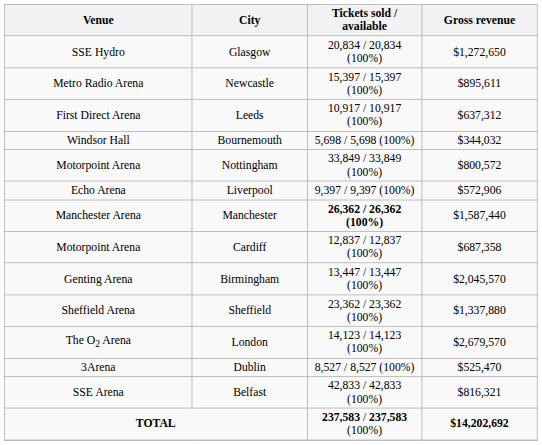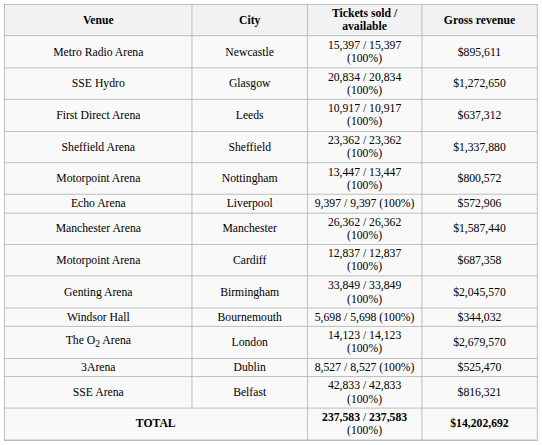rows swapped: (250, 51) <-> (250, 83)
rows swapped: (250, 310) <-> (250, 140)
(365, 165) 33,849 / 33,849 (100%) -> (365, 178) 13,447 / 13,447 (100%)
(365, 215) bold -> (365, 228) normal
(365, 279) 13,447 / 13,447 (100%) -> (365, 292) 33,849 / 33,849 (100%)
